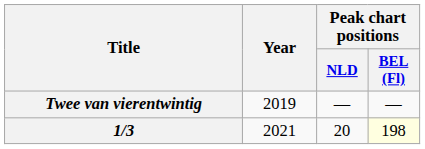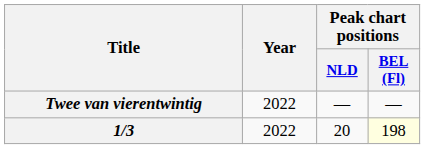(280, 104) 2019 -> (280, 104) 2022
(280, 130) 2021 -> (280, 130) 2022
